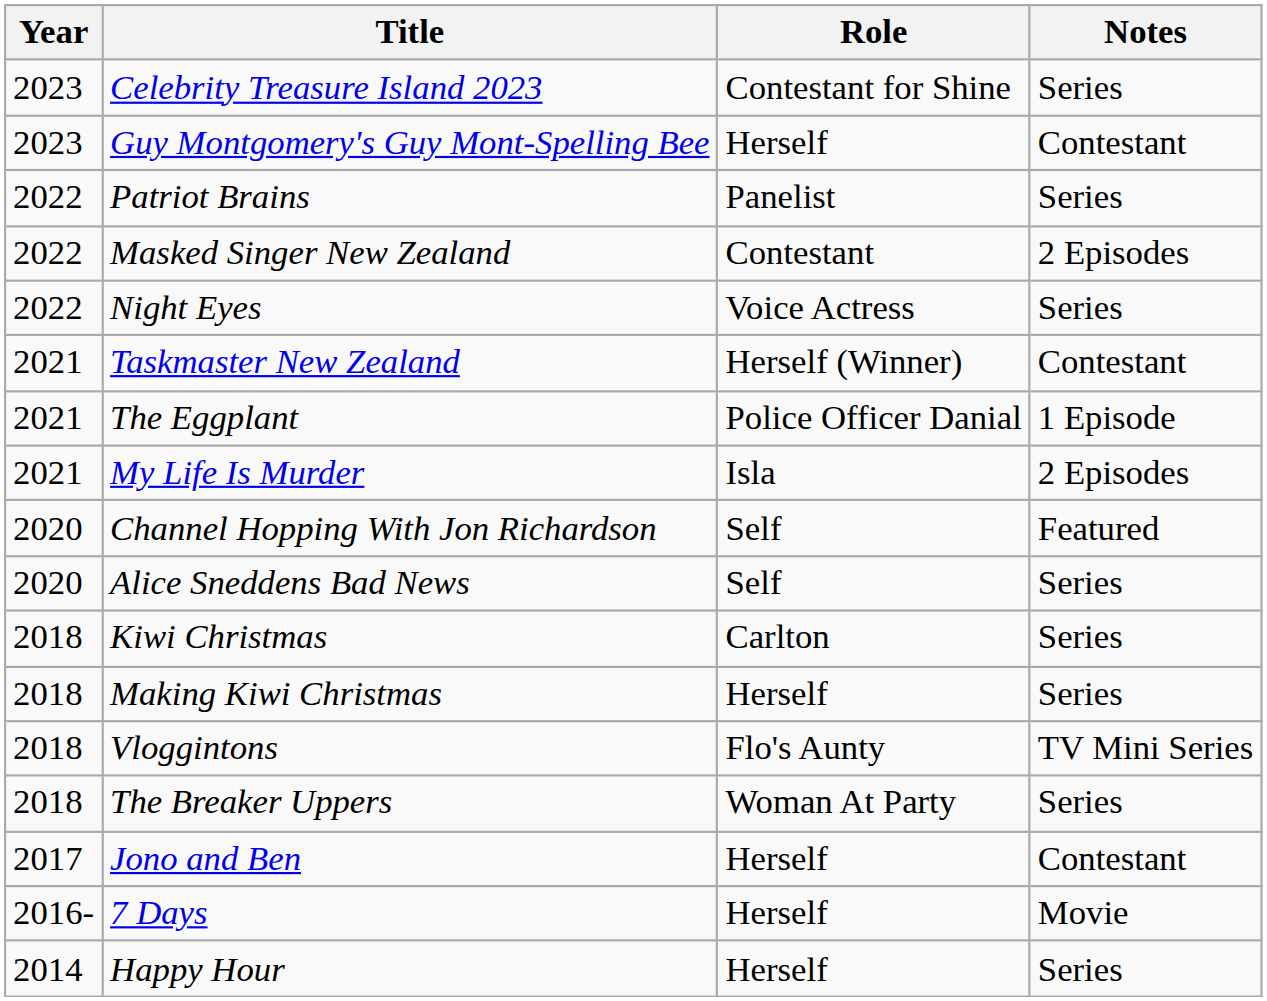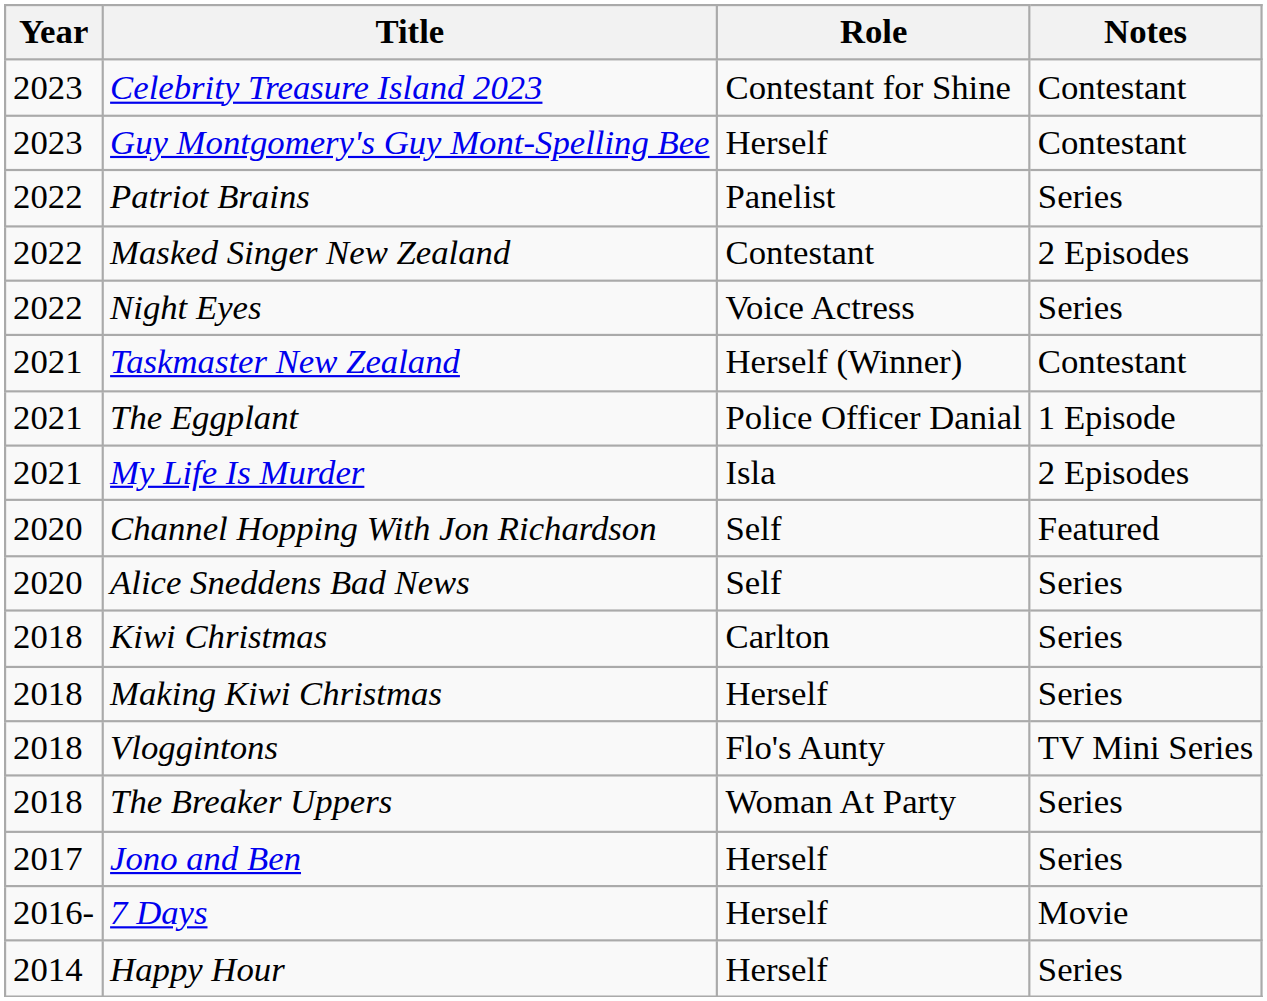(1080, 87) Series -> (1112, 87) Contestant
(1112, 857) Contestant -> (1080, 857) Series
